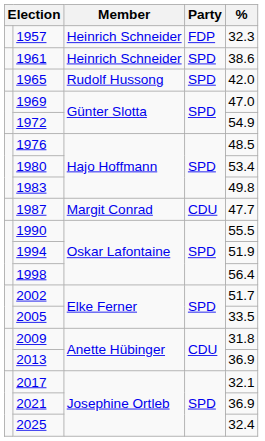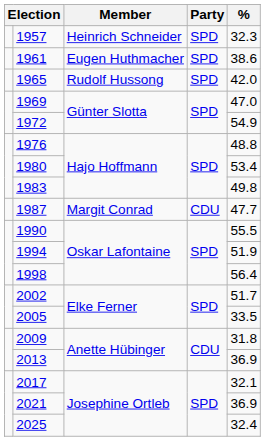(202, 36) FDP -> (204, 36) SPD
(124, 58) Heinrich Schneider -> (125, 58) Eugen Huthmacher
(241, 144) 48.5 -> (244, 144) 48.8
